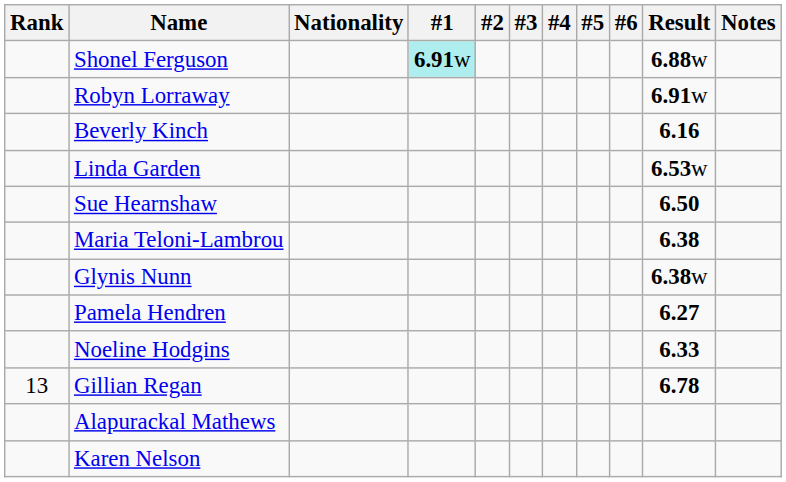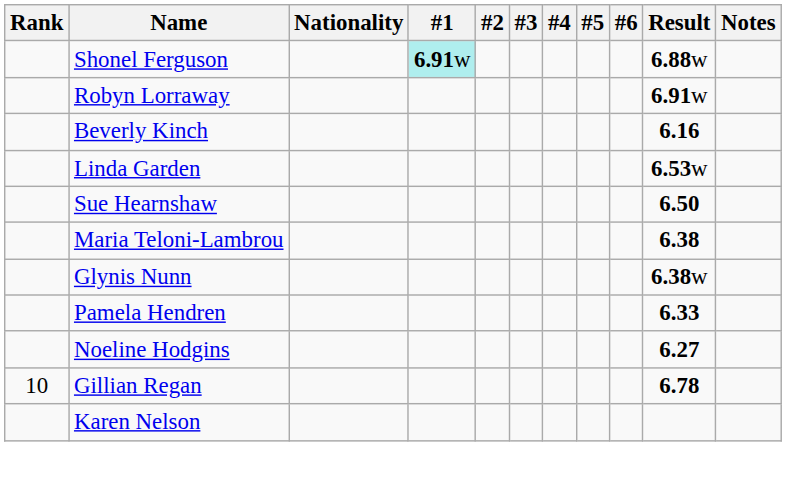(679, 312) 6.27 -> (679, 312) 6.33
(679, 349) 6.33 -> (679, 349) 6.27
(37, 385) 13 -> (37, 385) 10
- row: (175, 421)
